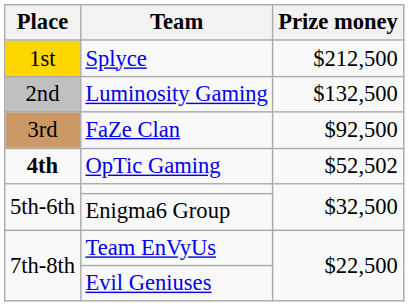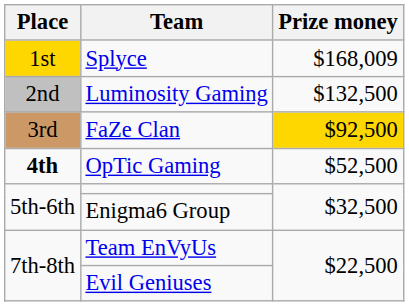(356, 58) $212,500 -> (356, 58) $168,009
(361, 129) no background -> (361, 129) gold background
(361, 165) $52,502 -> (361, 165) $52,500
